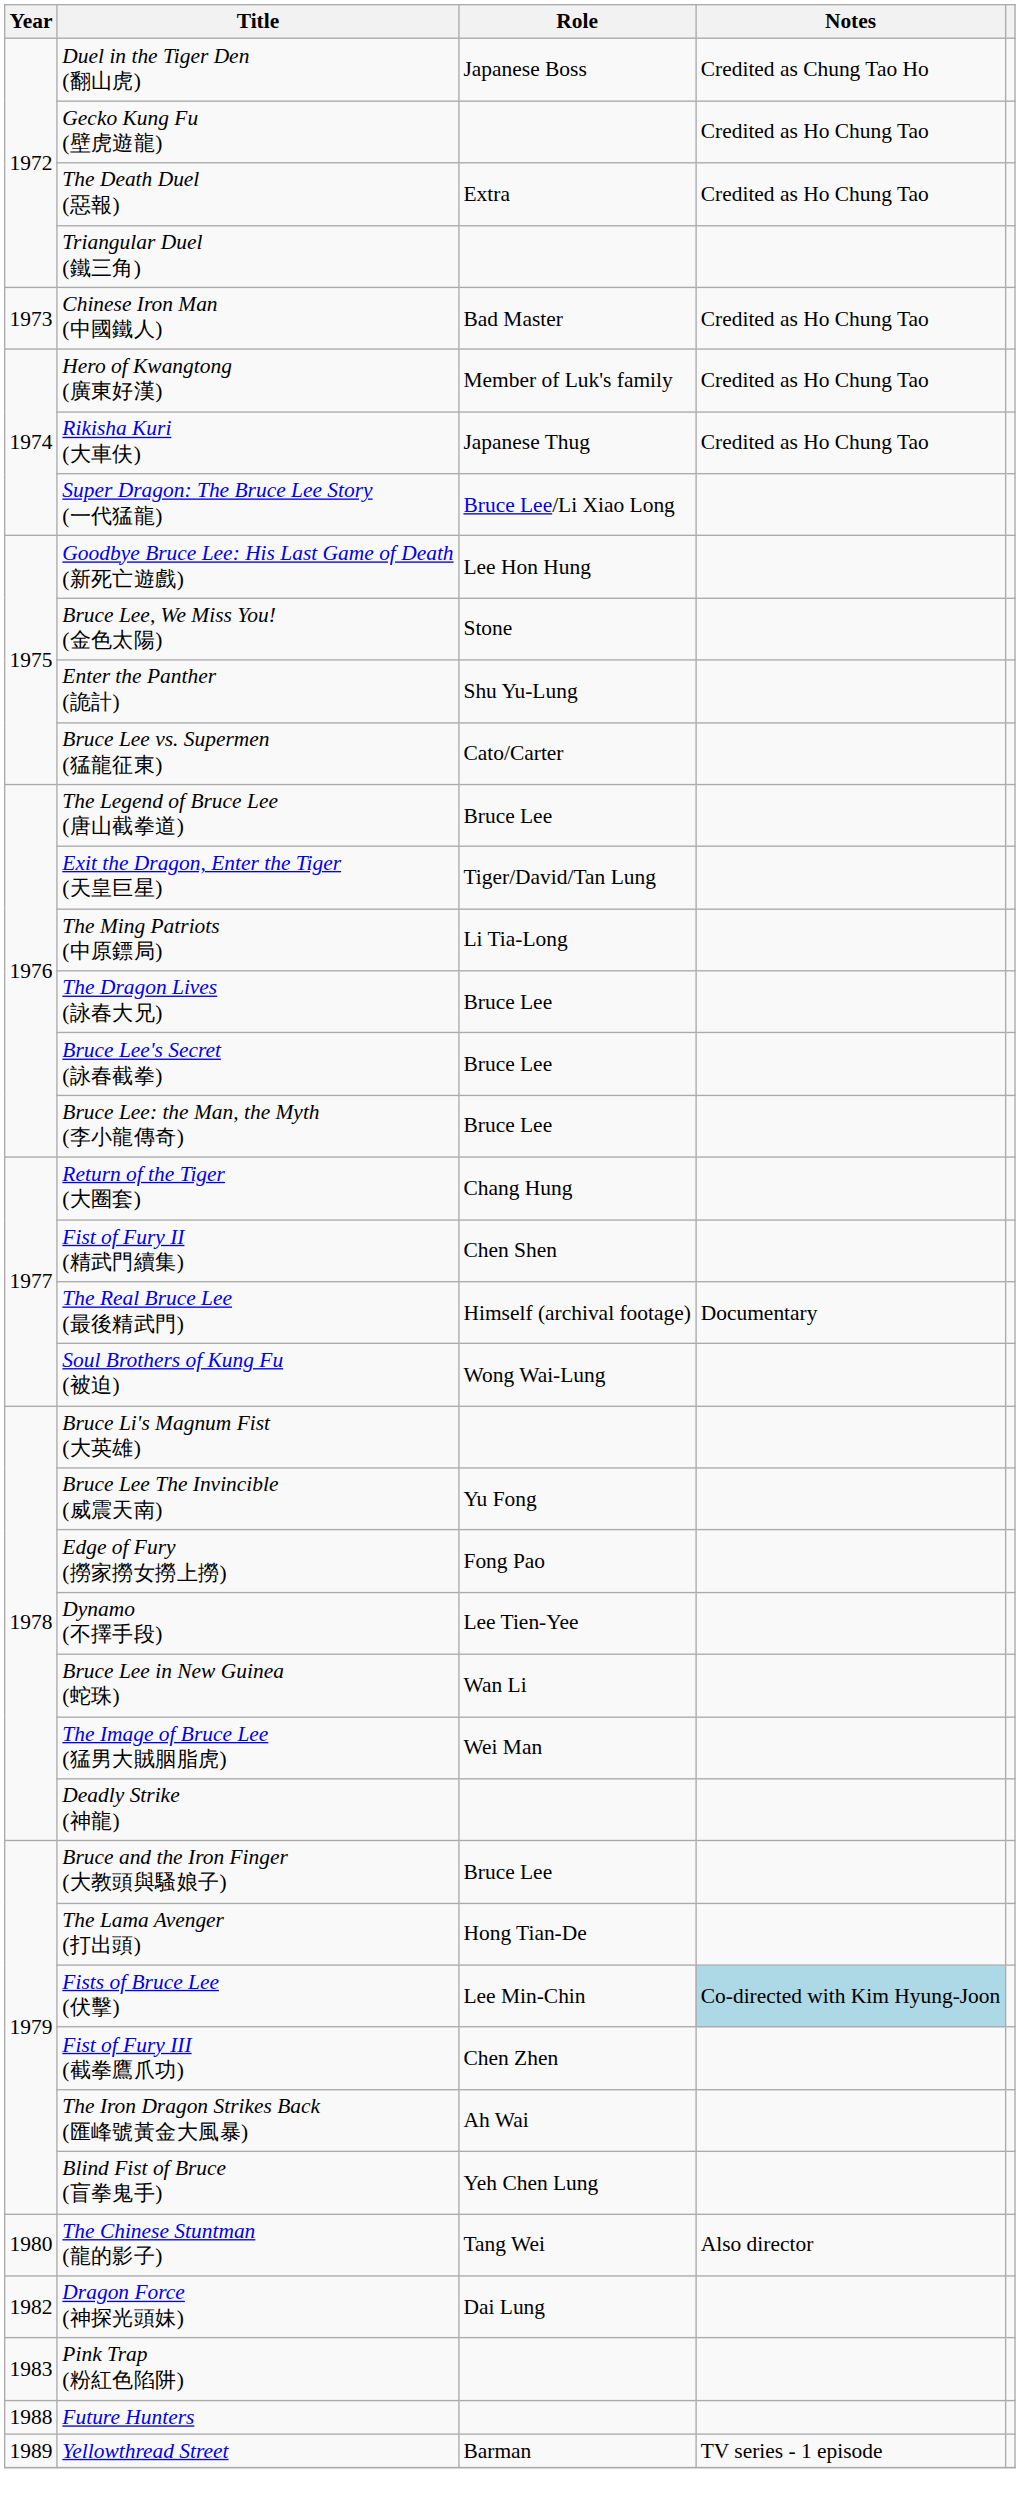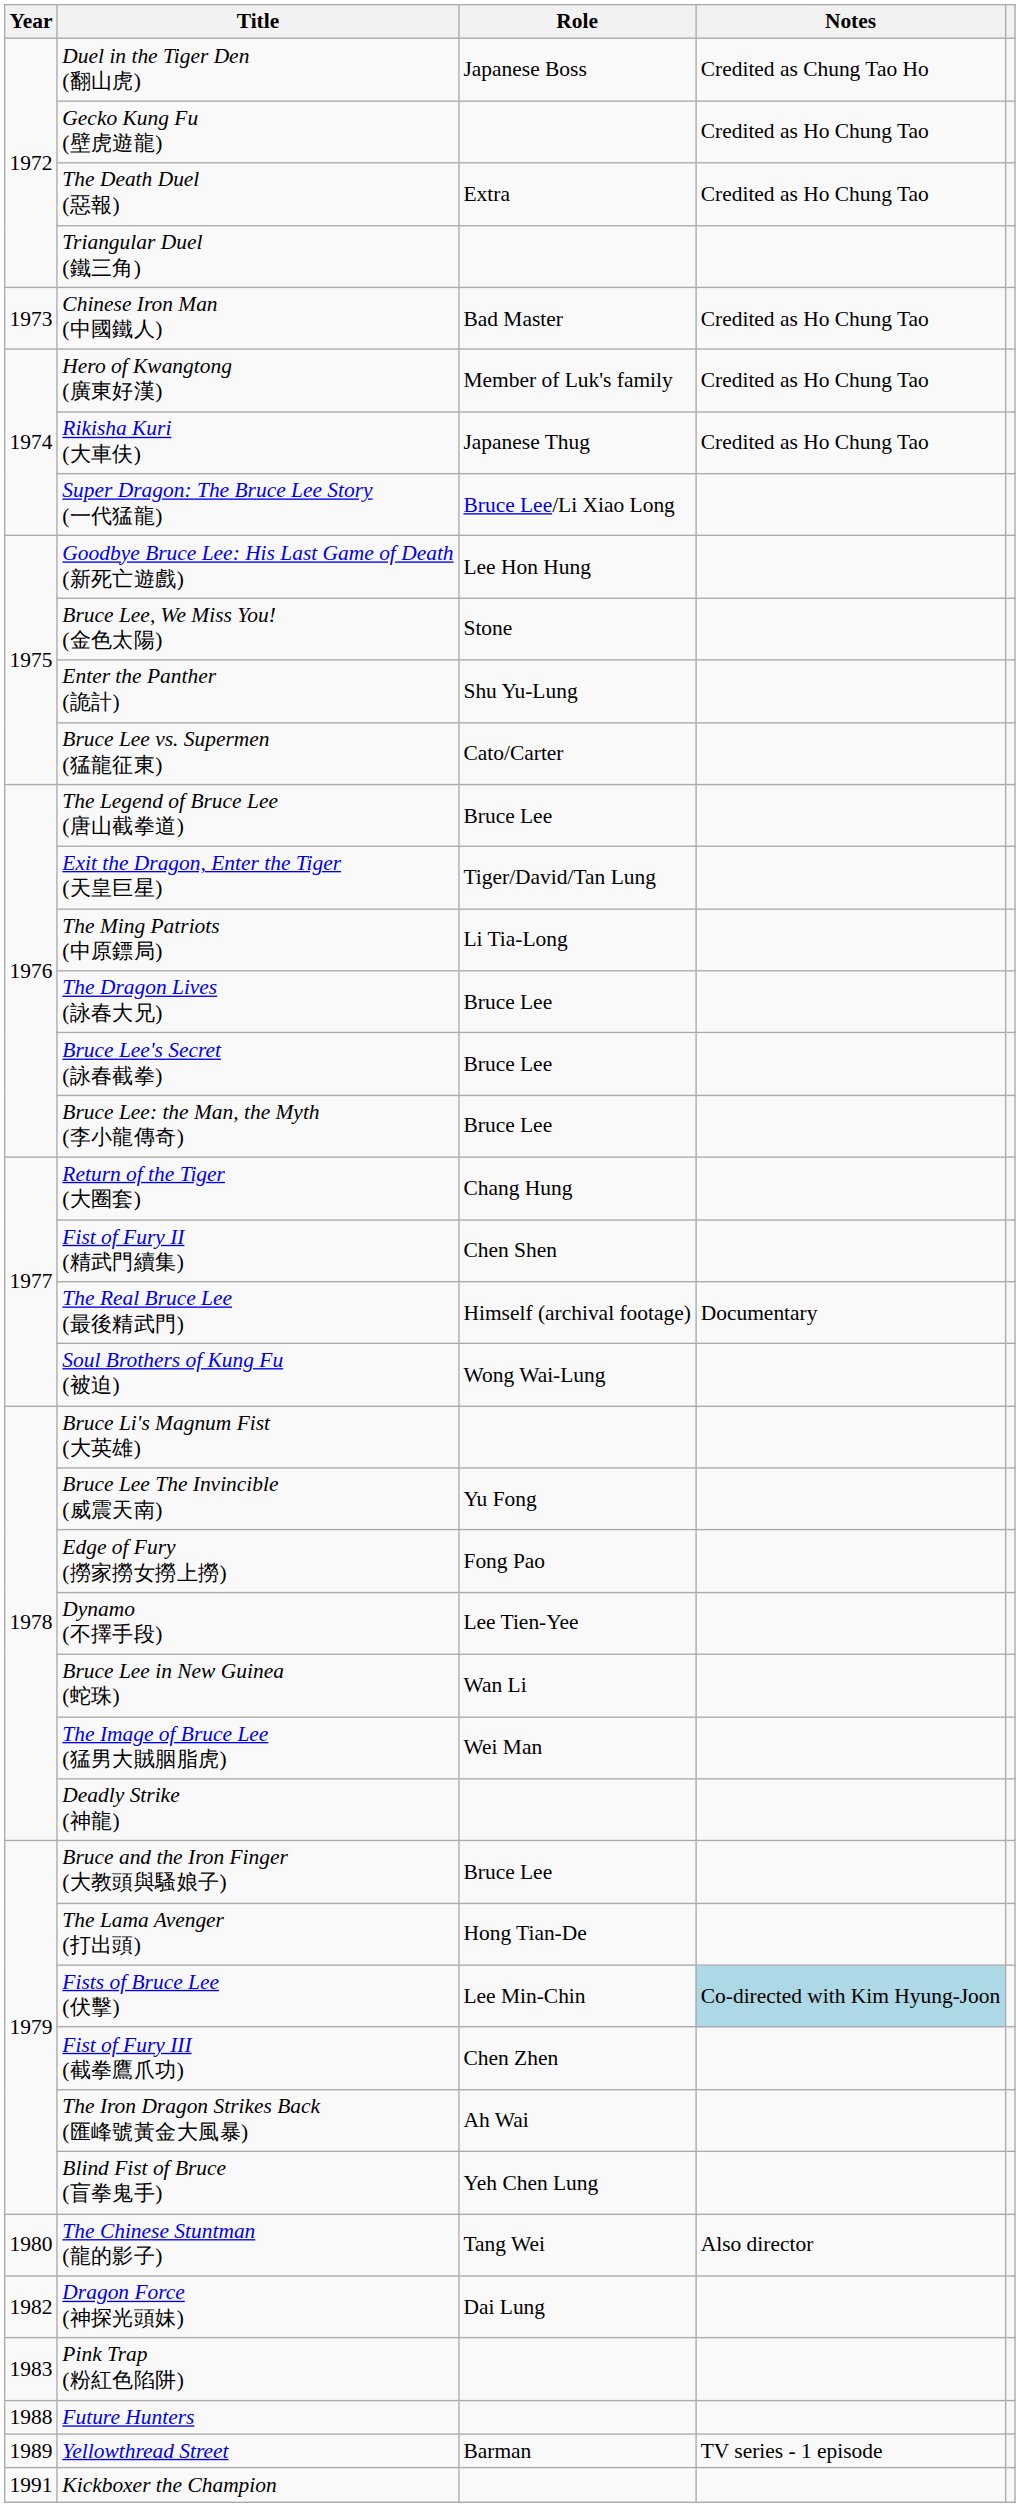+ row: (170, 2484)
